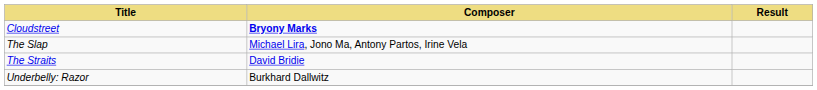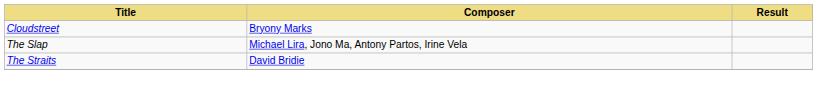(283, 28) bold -> (280, 28) normal
- row: (48, 77)
